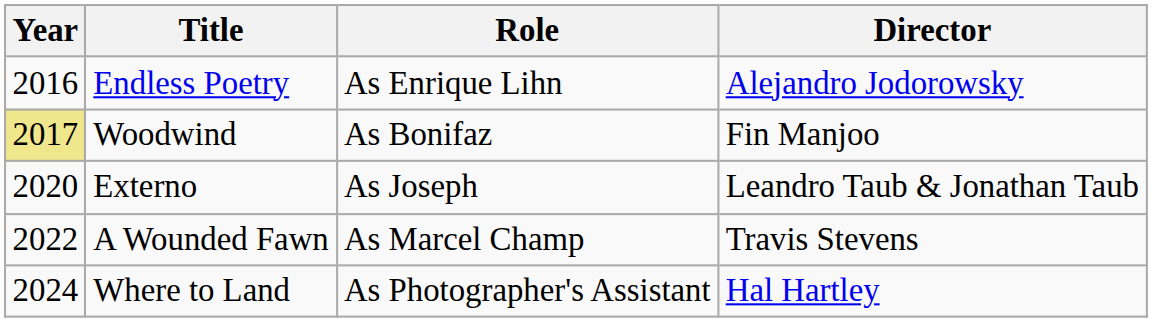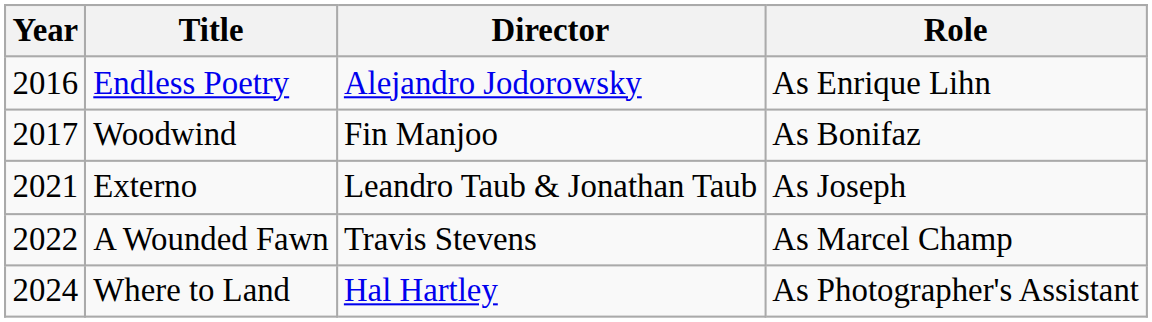columns swapped: (932, 30) <-> (527, 30)
(45, 134) khaki background -> (45, 134) no background
(45, 186) 2020 -> (45, 186) 2021
